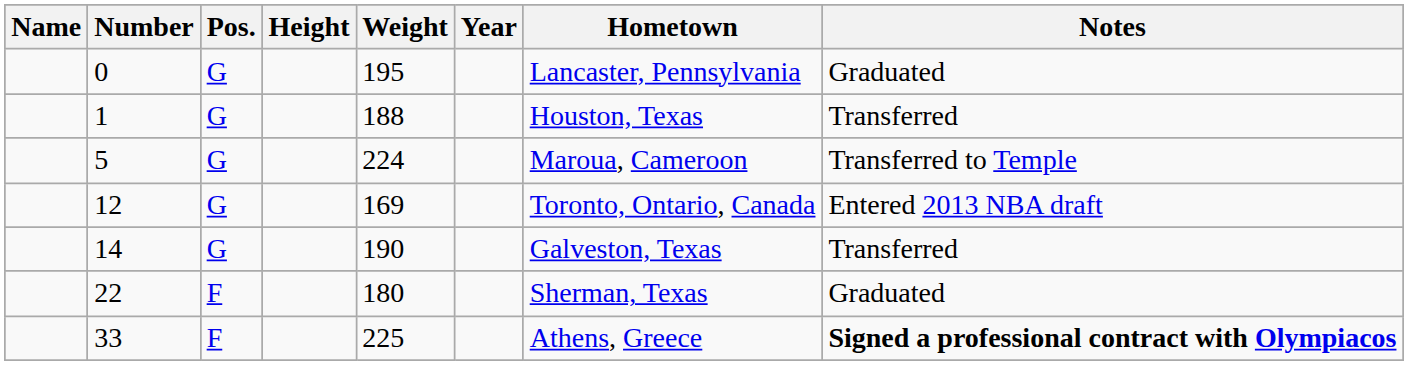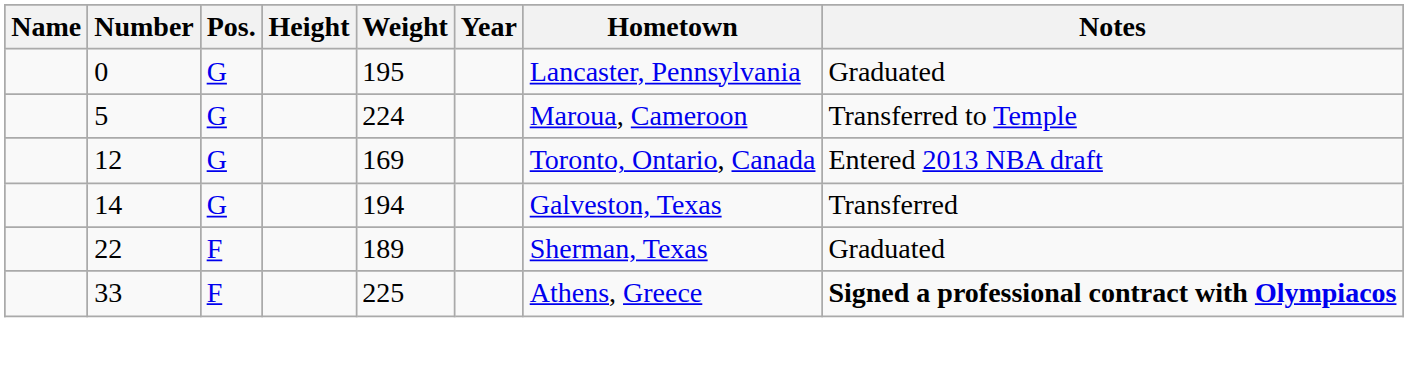- row: (101, 115)
(383, 248) 190 -> (383, 204) 194
(383, 293) 180 -> (383, 248) 189
